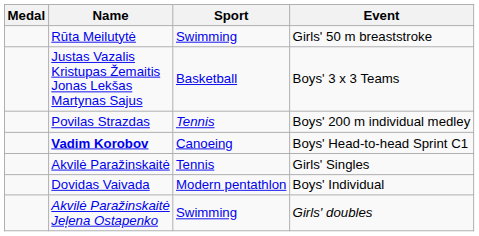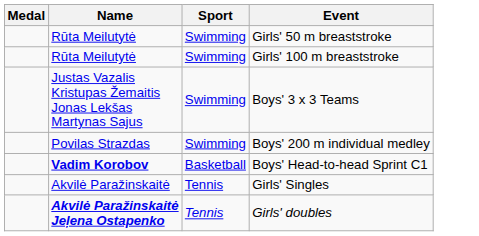+ row: (326, 57)
(207, 79) Basketball -> (215, 100) Swimming
(195, 122) Tennis -> (215, 143) Swimming
(204, 143) Canoeing -> (215, 164) Basketball
- row: (338, 185)
(111, 213) normal -> (115, 213) bold
(207, 213) Swimming -> (204, 213) Tennis
